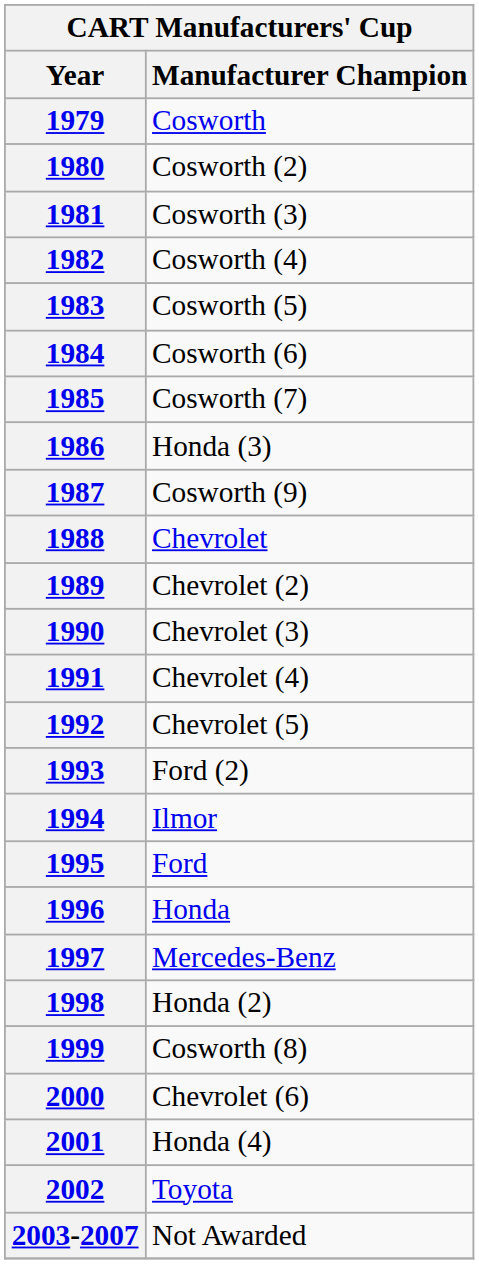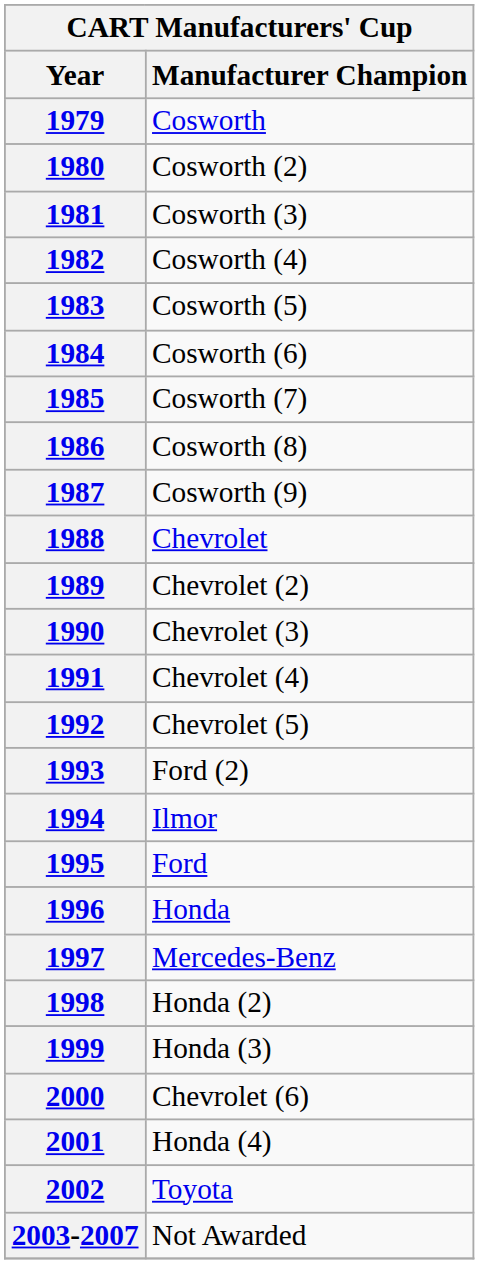(212, 445) Honda (3) -> (230, 445) Cosworth (8)
(230, 1049) Cosworth (8) -> (212, 1049) Honda (3)
